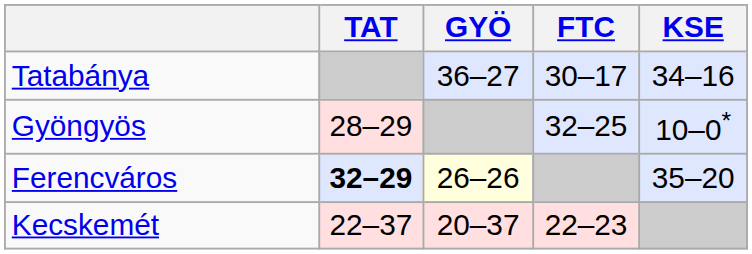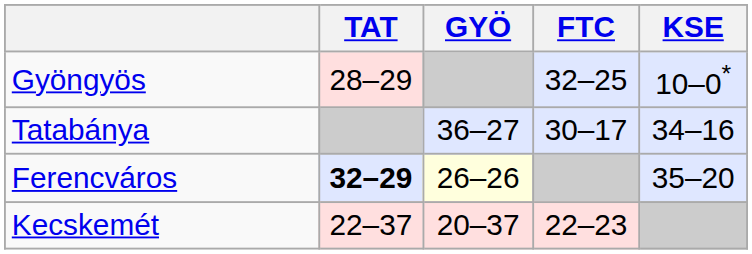rows swapped: (80, 75) <-> (79, 126)
